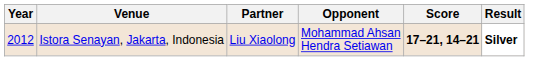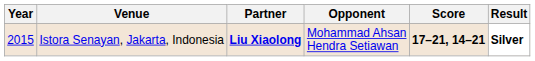(21, 40) 2012 -> (21, 40) 2015
(262, 40) normal -> (265, 40) bold
